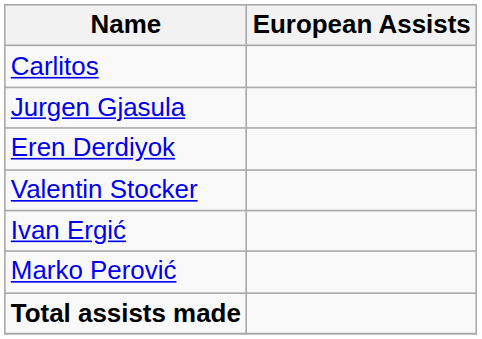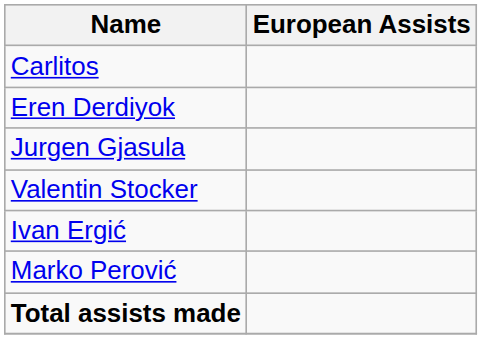rows swapped: (98, 107) <-> (93, 148)
